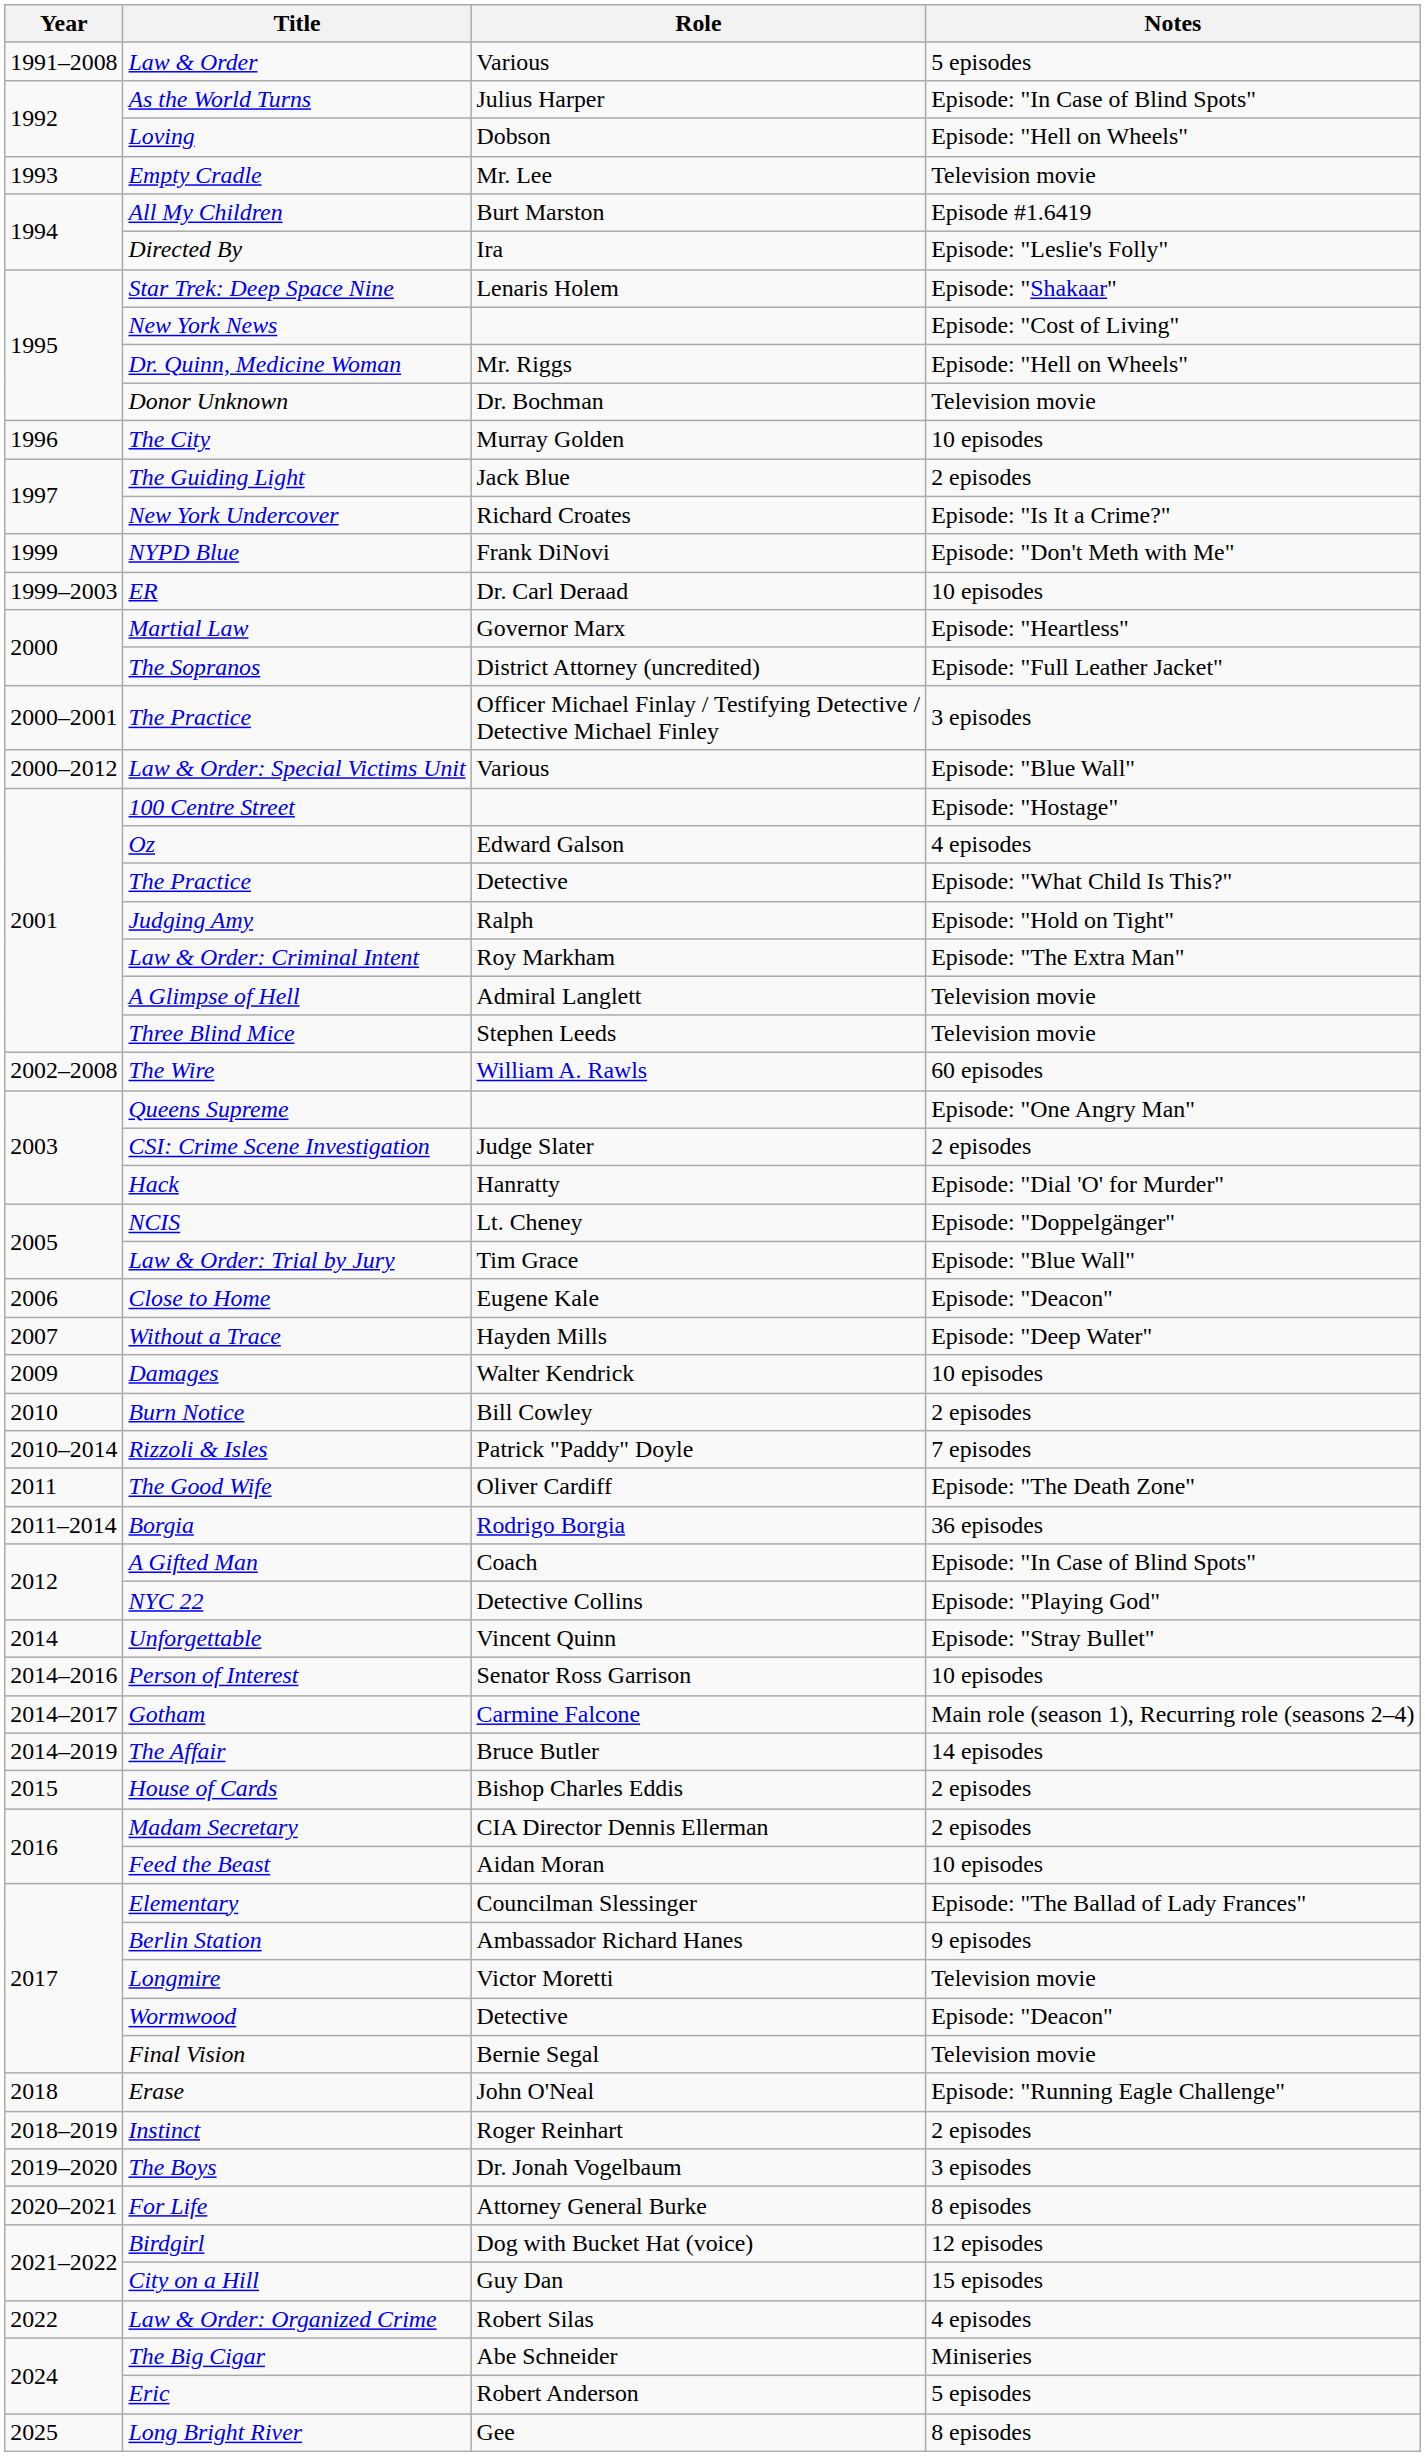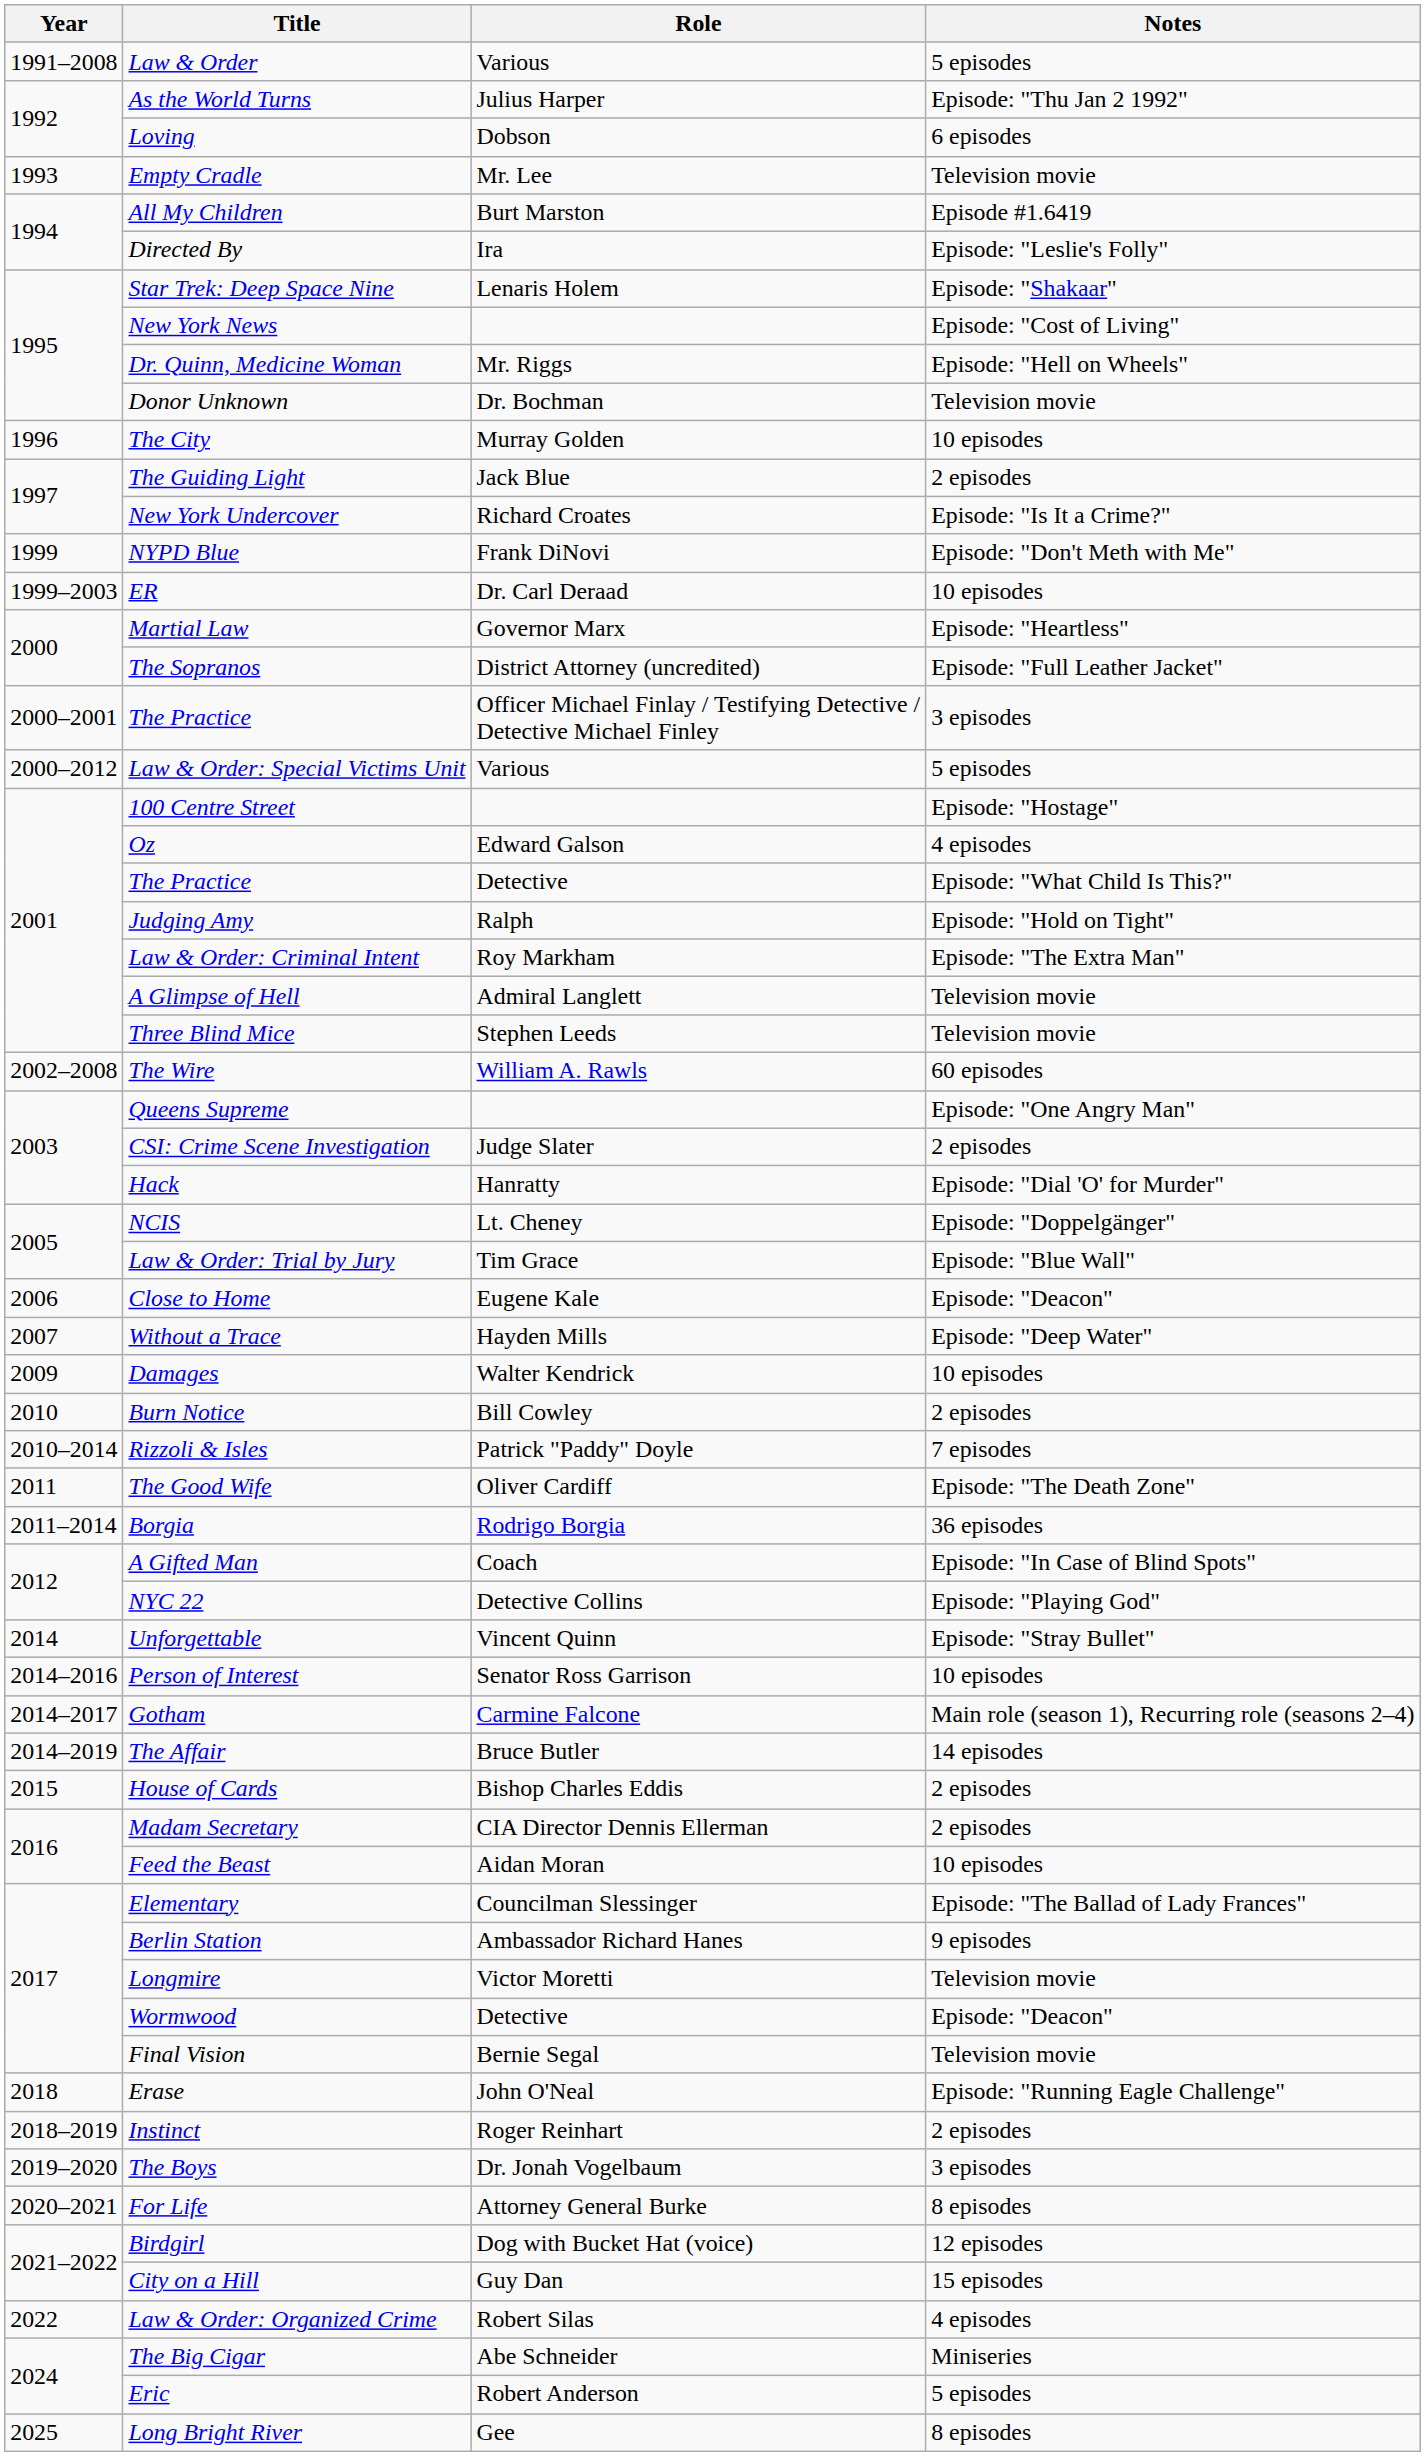(1094, 99) Episode: "In Case of Blind Spots" -> (1059, 99) Episode: "Thu Jan 2 1992"
(1060, 136) Episode: "Hell on Wheels" -> (981, 136) 6 episodes
(1033, 768) Episode: "Blue Wall" -> (981, 768) 5 episodes
